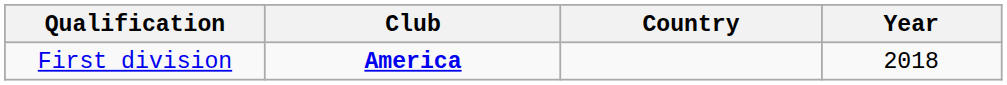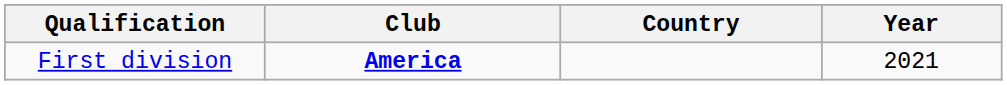(911, 61) 2018 -> (911, 61) 2021
